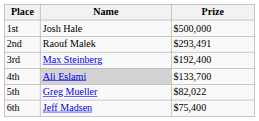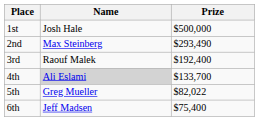(69, 44) Raouf Malek -> (73, 44) Max Steinberg
(192, 44) $293,491 -> (192, 44) $293,490
(73, 60) Max Steinberg -> (69, 60) Raouf Malek
